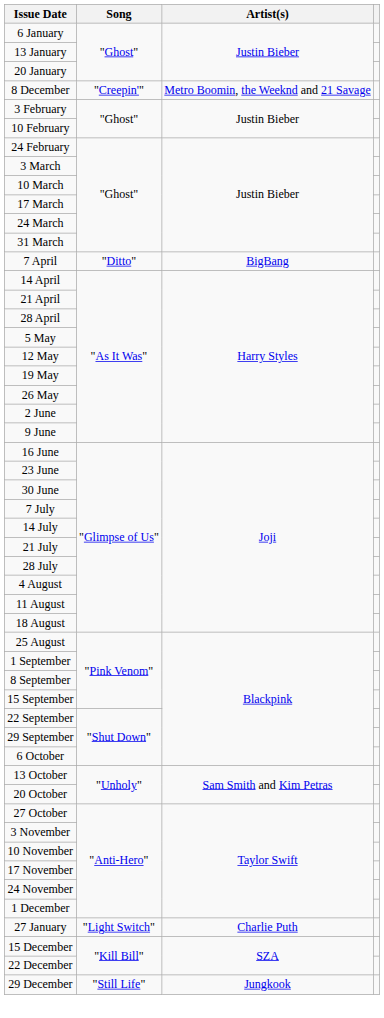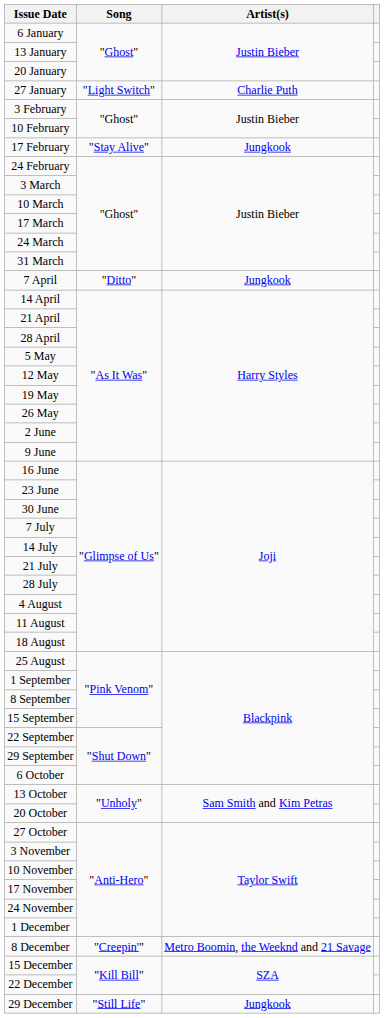rows swapped: (40, 927) <-> (40, 90)
+ row: (40, 147)
(268, 261) BigBang -> (268, 280) Jungkook
